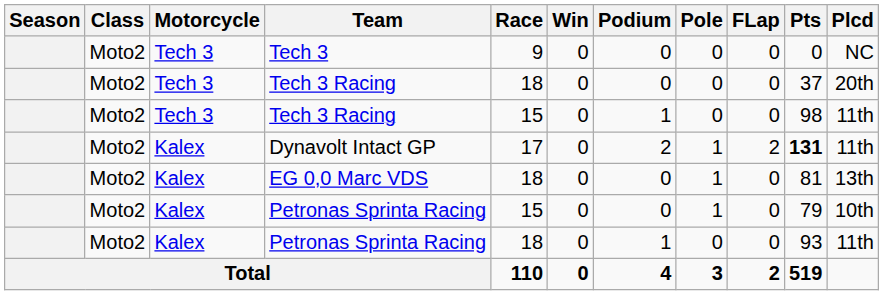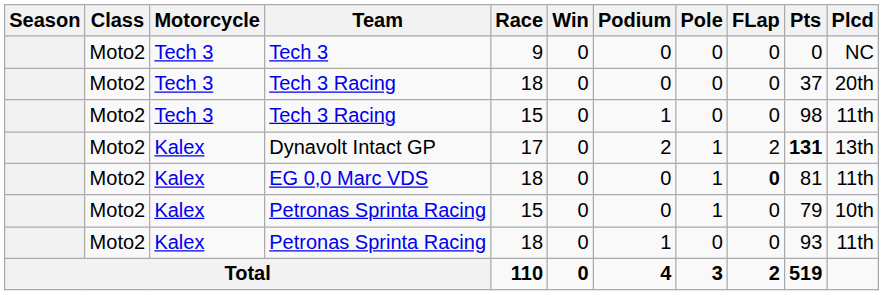(855, 147) 11th -> (854, 147) 13th
(774, 178) normal -> (774, 178) bold
(854, 178) 13th -> (855, 178) 11th
